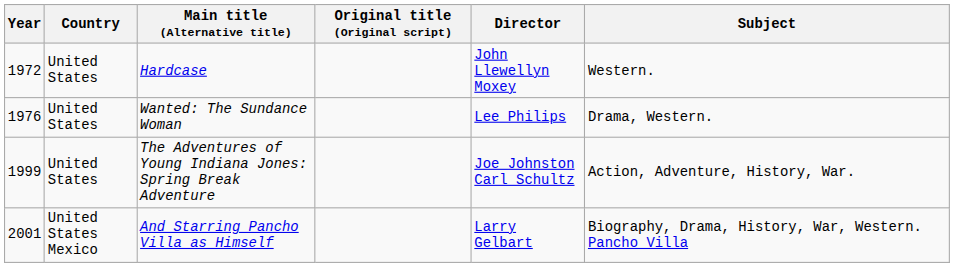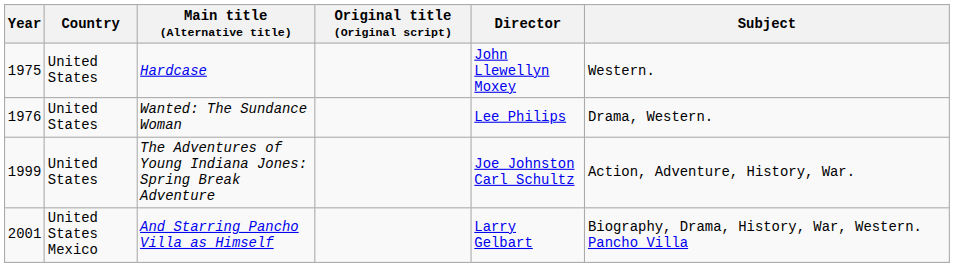(25, 71) 1972 -> (25, 71) 1975
